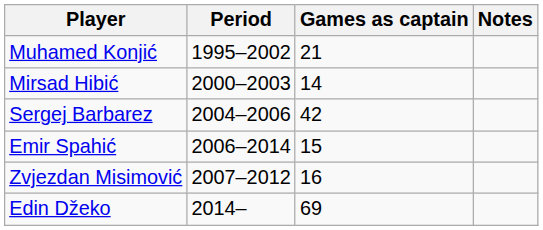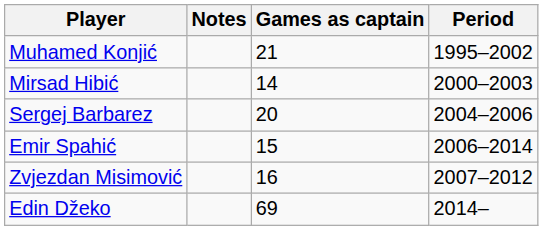columns swapped: (241, 20) <-> (505, 20)
(311, 114) 42 -> (267, 114) 20
